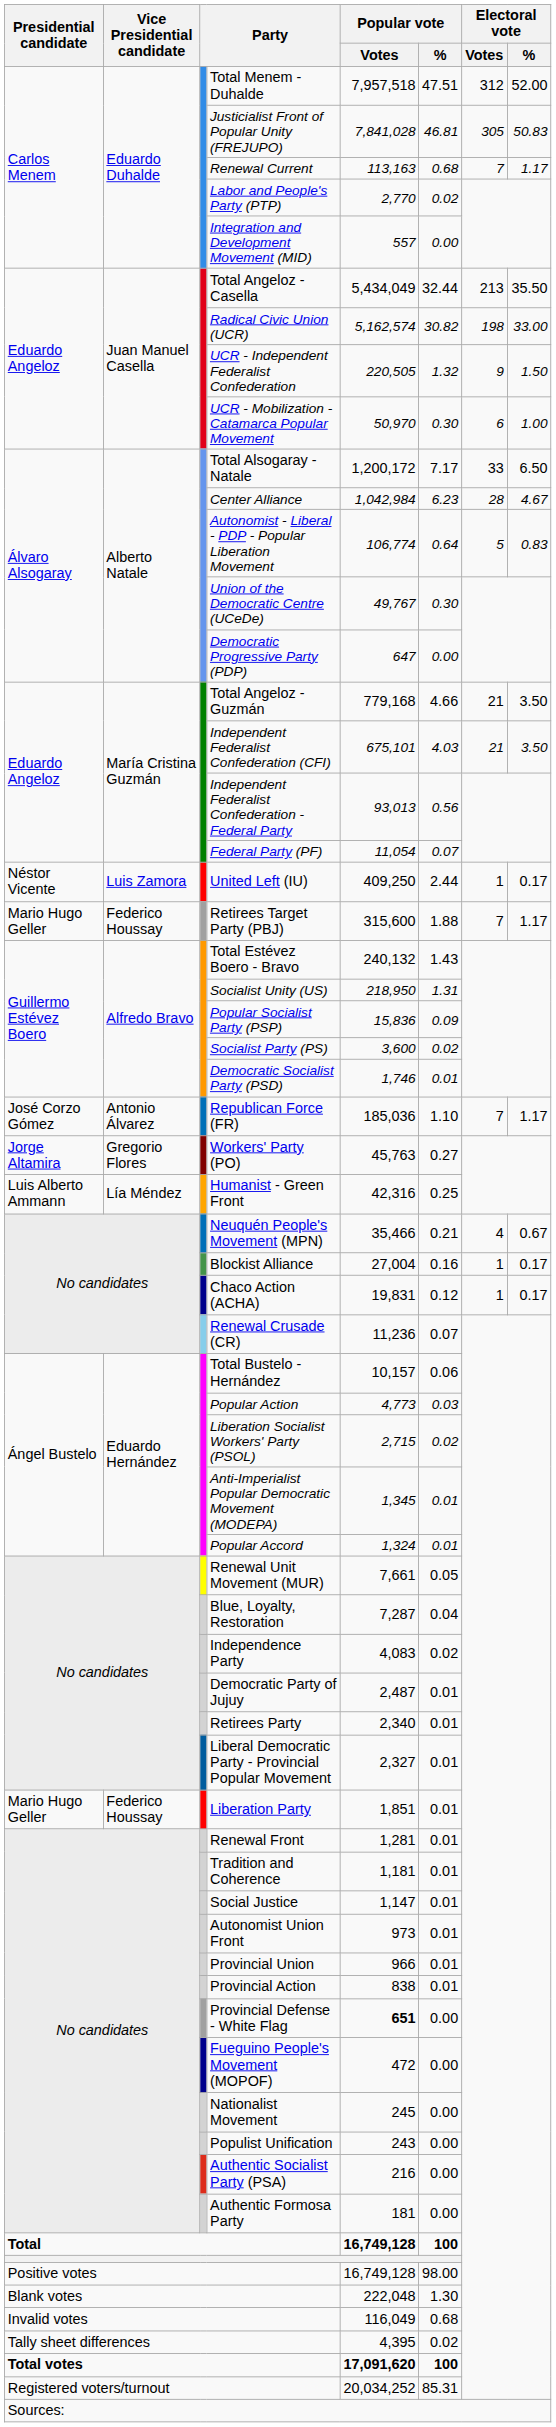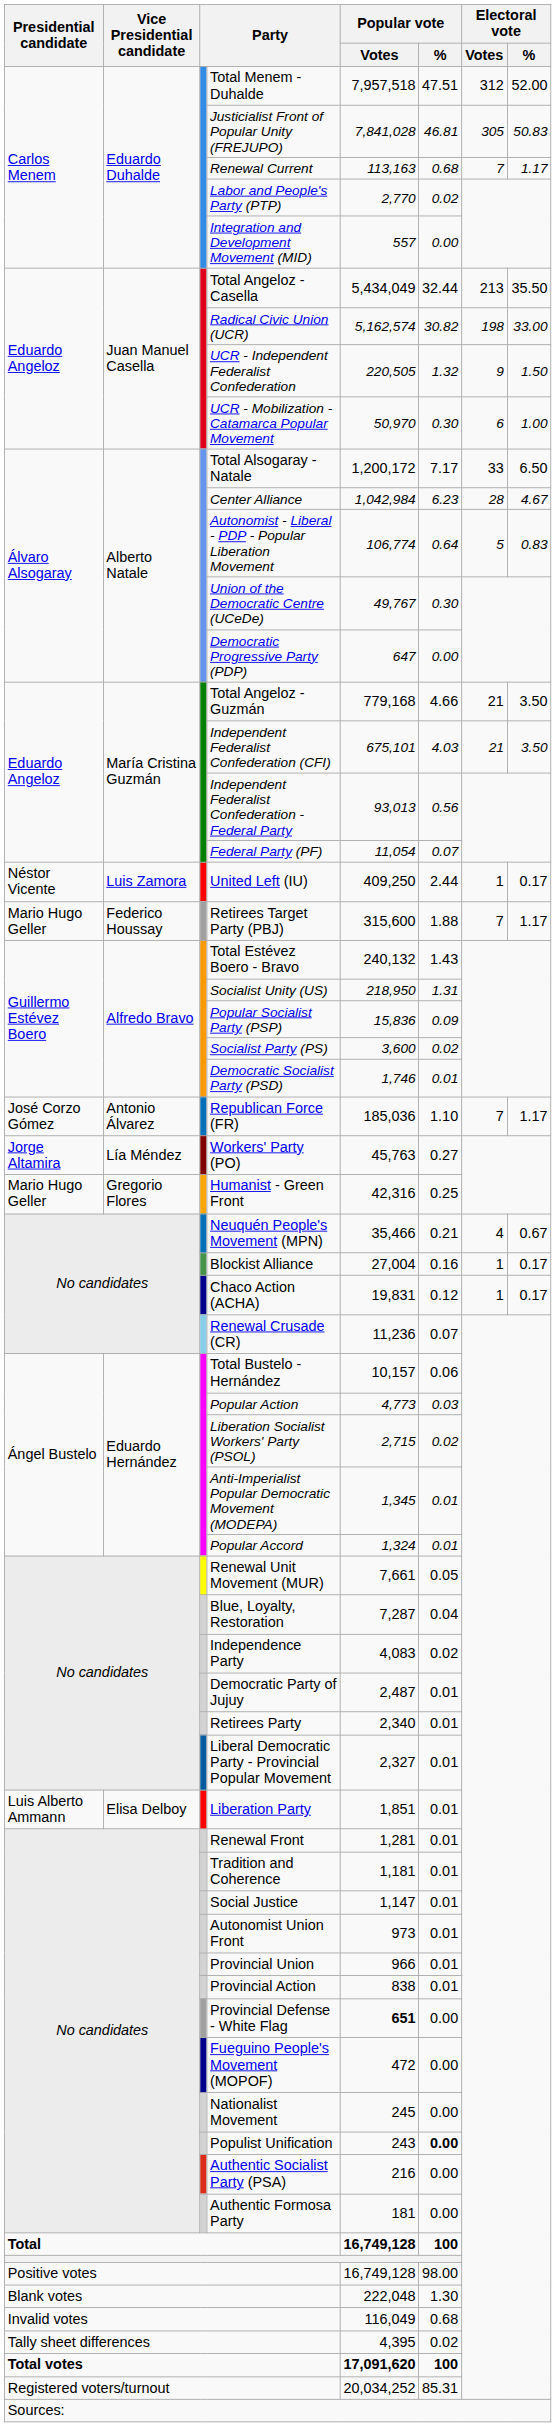(134, 1155) Gregorio Flores -> (144, 1155) Lía Méndez
(45, 1194) Luis Alberto Ammann -> (45, 1194) Mario Hugo Geller
(144, 1194) Lía Méndez -> (134, 1194) Gregorio Flores
(45, 1809) Mario Hugo Geller -> (45, 1809) Luis Alberto Ammann
(134, 1809) Federico Houssay -> (146, 1809) Elisa Delboy
(444, 2143) normal -> (444, 2143) bold
